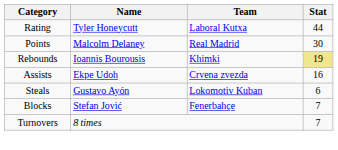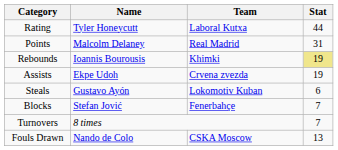(318, 43) 30 -> (318, 43) 31
(318, 75) 16 -> (318, 75) 19
+ row: (38, 138)
